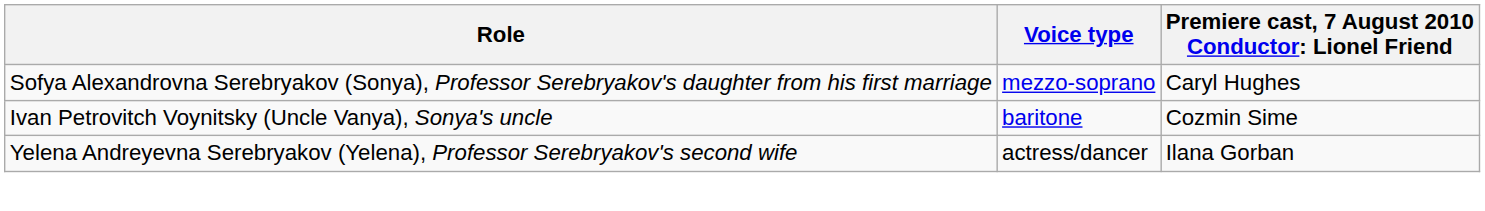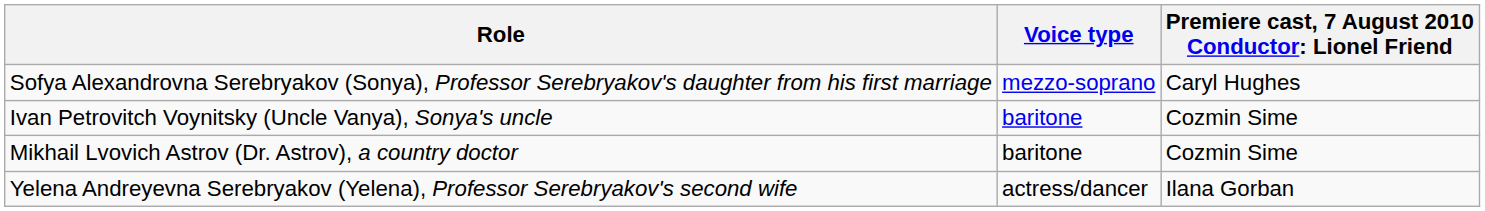+ row: (264, 152)
